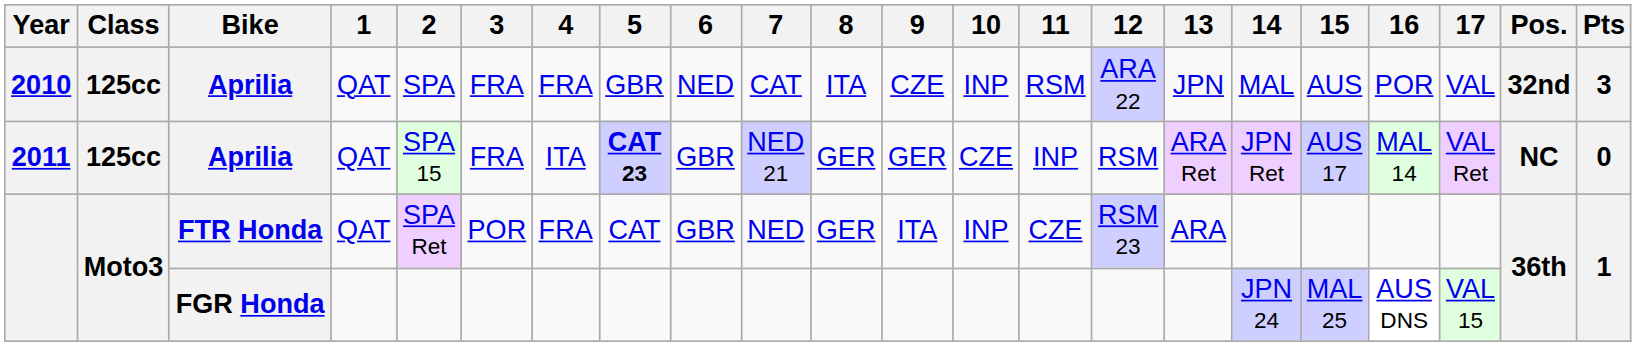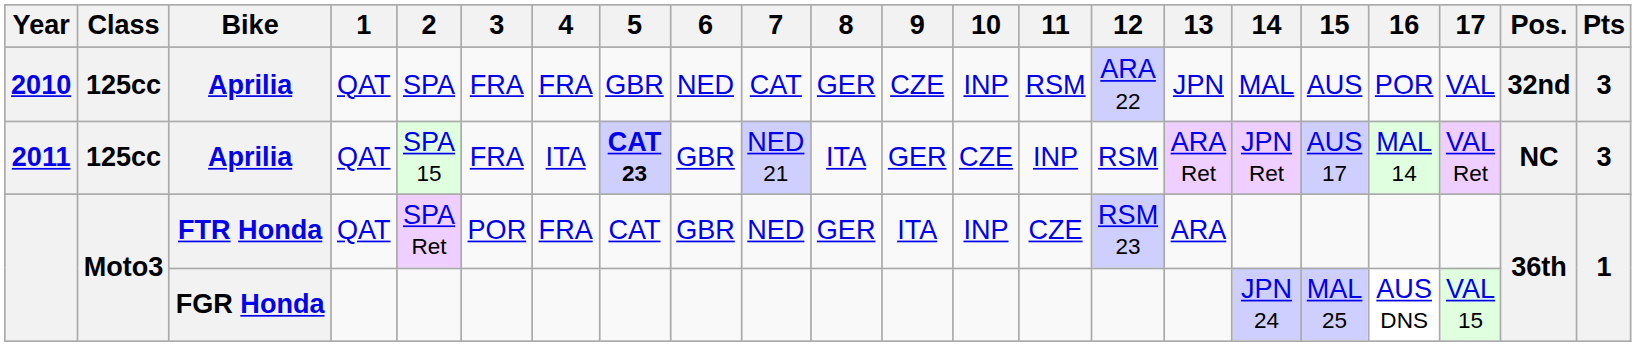(846, 84) ITA -> (846, 84) GER
(846, 157) GER -> (846, 157) ITA
(1604, 157) 0 -> (1604, 157) 3
